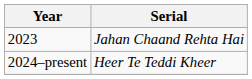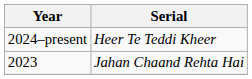rows swapped: (23, 39) <-> (48, 62)
